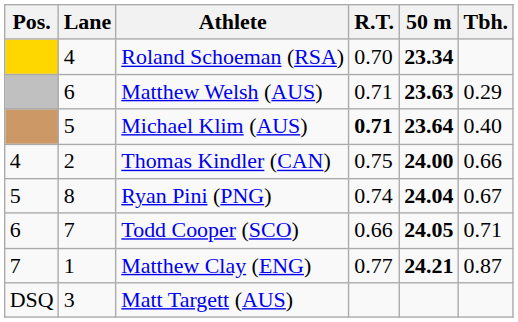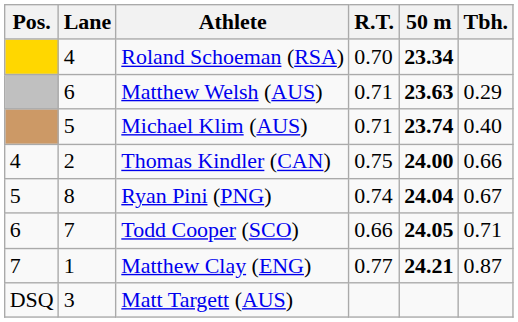(373, 126) bold -> (373, 126) normal
(429, 126) 23.64 -> (429, 126) 23.74
